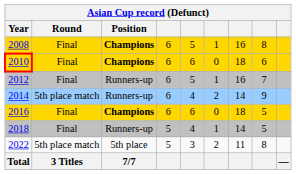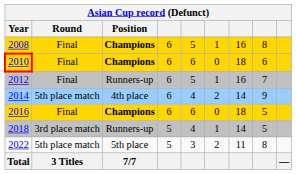(129, 96) Runners-up -> (130, 96) 4th place
(67, 128) Final -> (67, 128) 3rd place match
